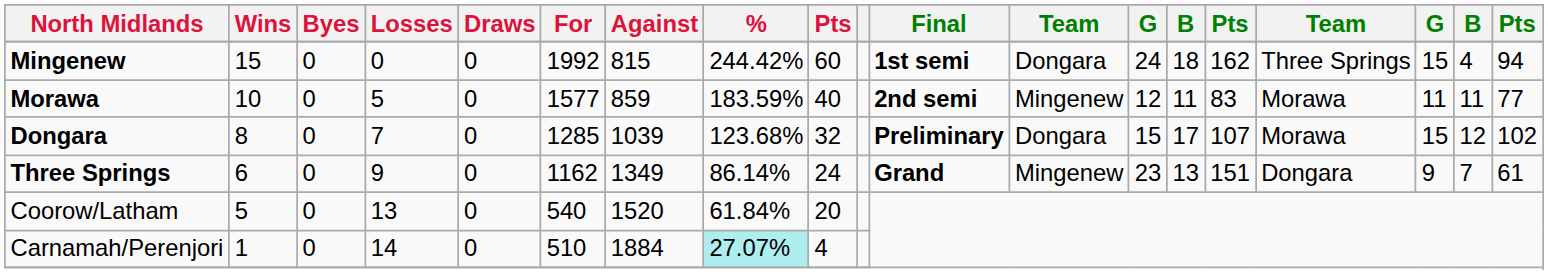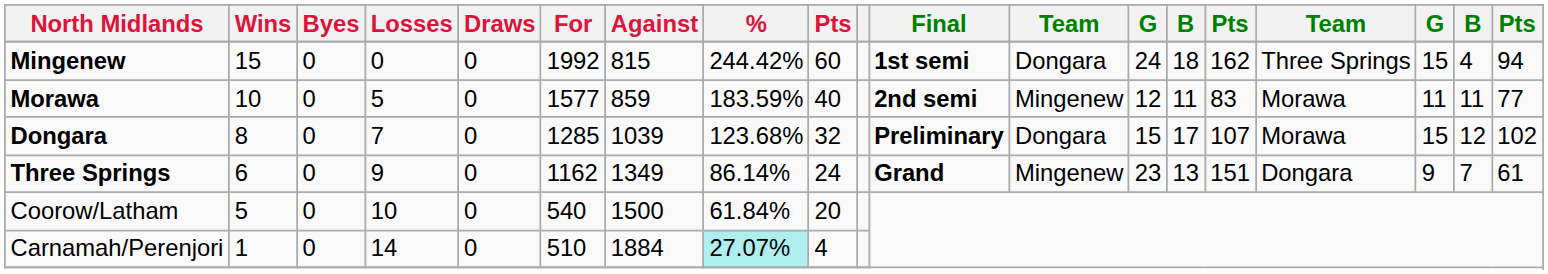(384, 211) 13 -> (384, 211) 10
(637, 211) 1520 -> (637, 211) 1500
